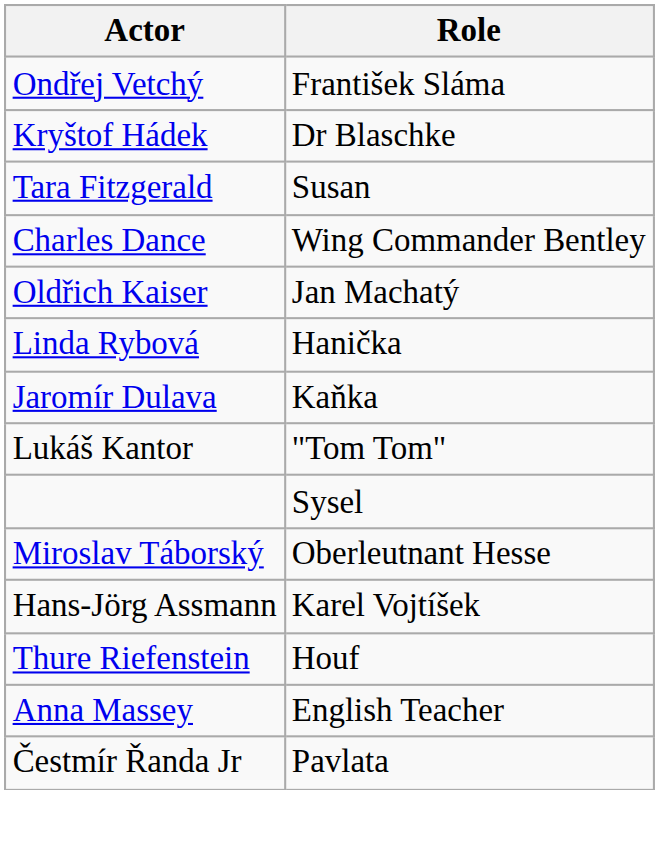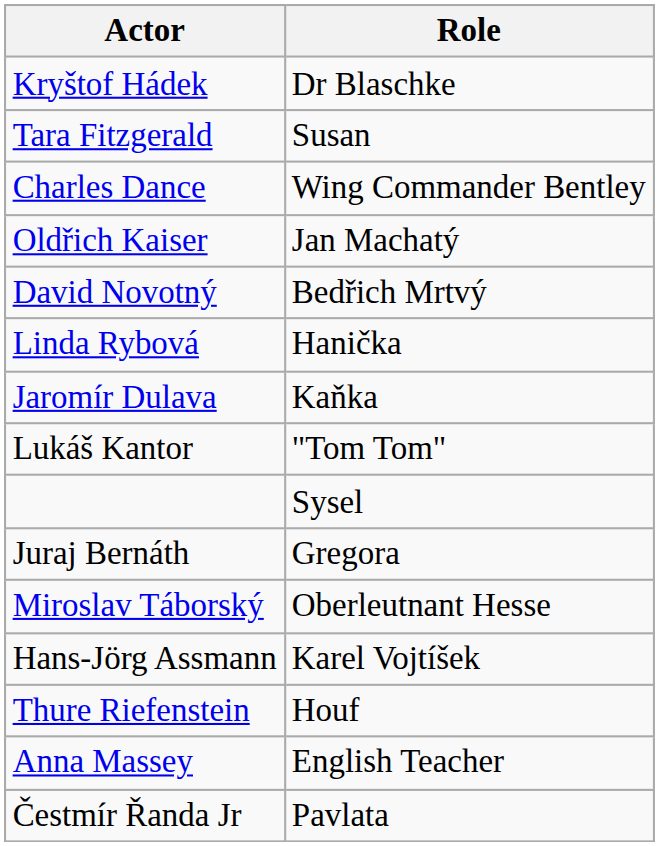- row: (108, 82)
+ row: (115, 291)
+ row: (101, 553)
